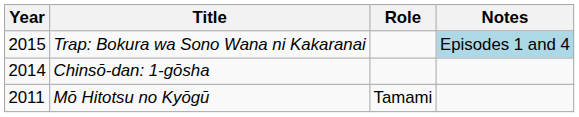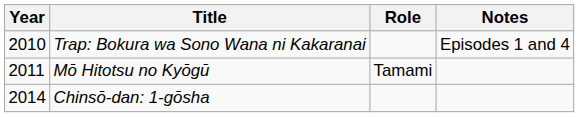(27, 44) 2015 -> (27, 44) 2010
(505, 44) lightblue background -> (505, 44) no background
rows swapped: (131, 97) <-> (132, 71)
